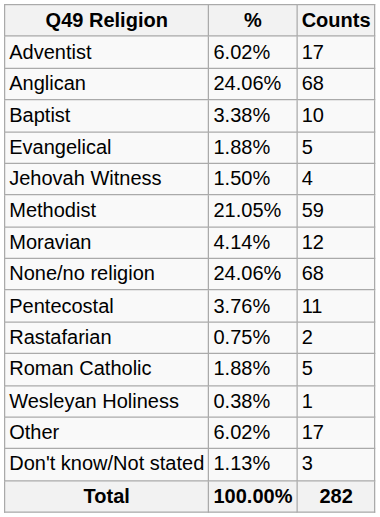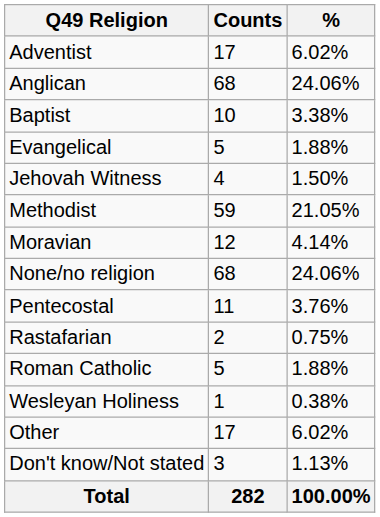columns swapped: (336, 20) <-> (253, 20)
